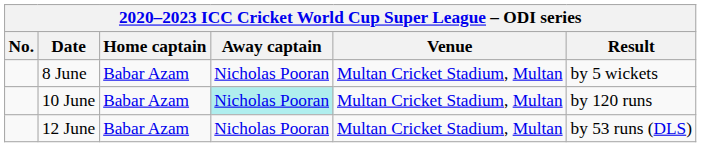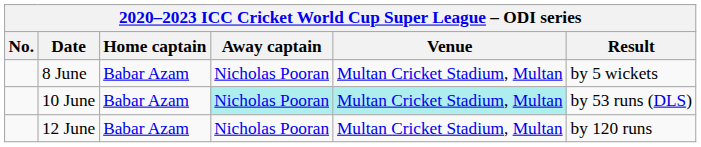(450, 100) no background -> (450, 100) paleturquoise background
(611, 100) by 120 runs -> (631, 100) by 53 runs (DLS)
(631, 127) by 53 runs (DLS) -> (611, 127) by 120 runs
